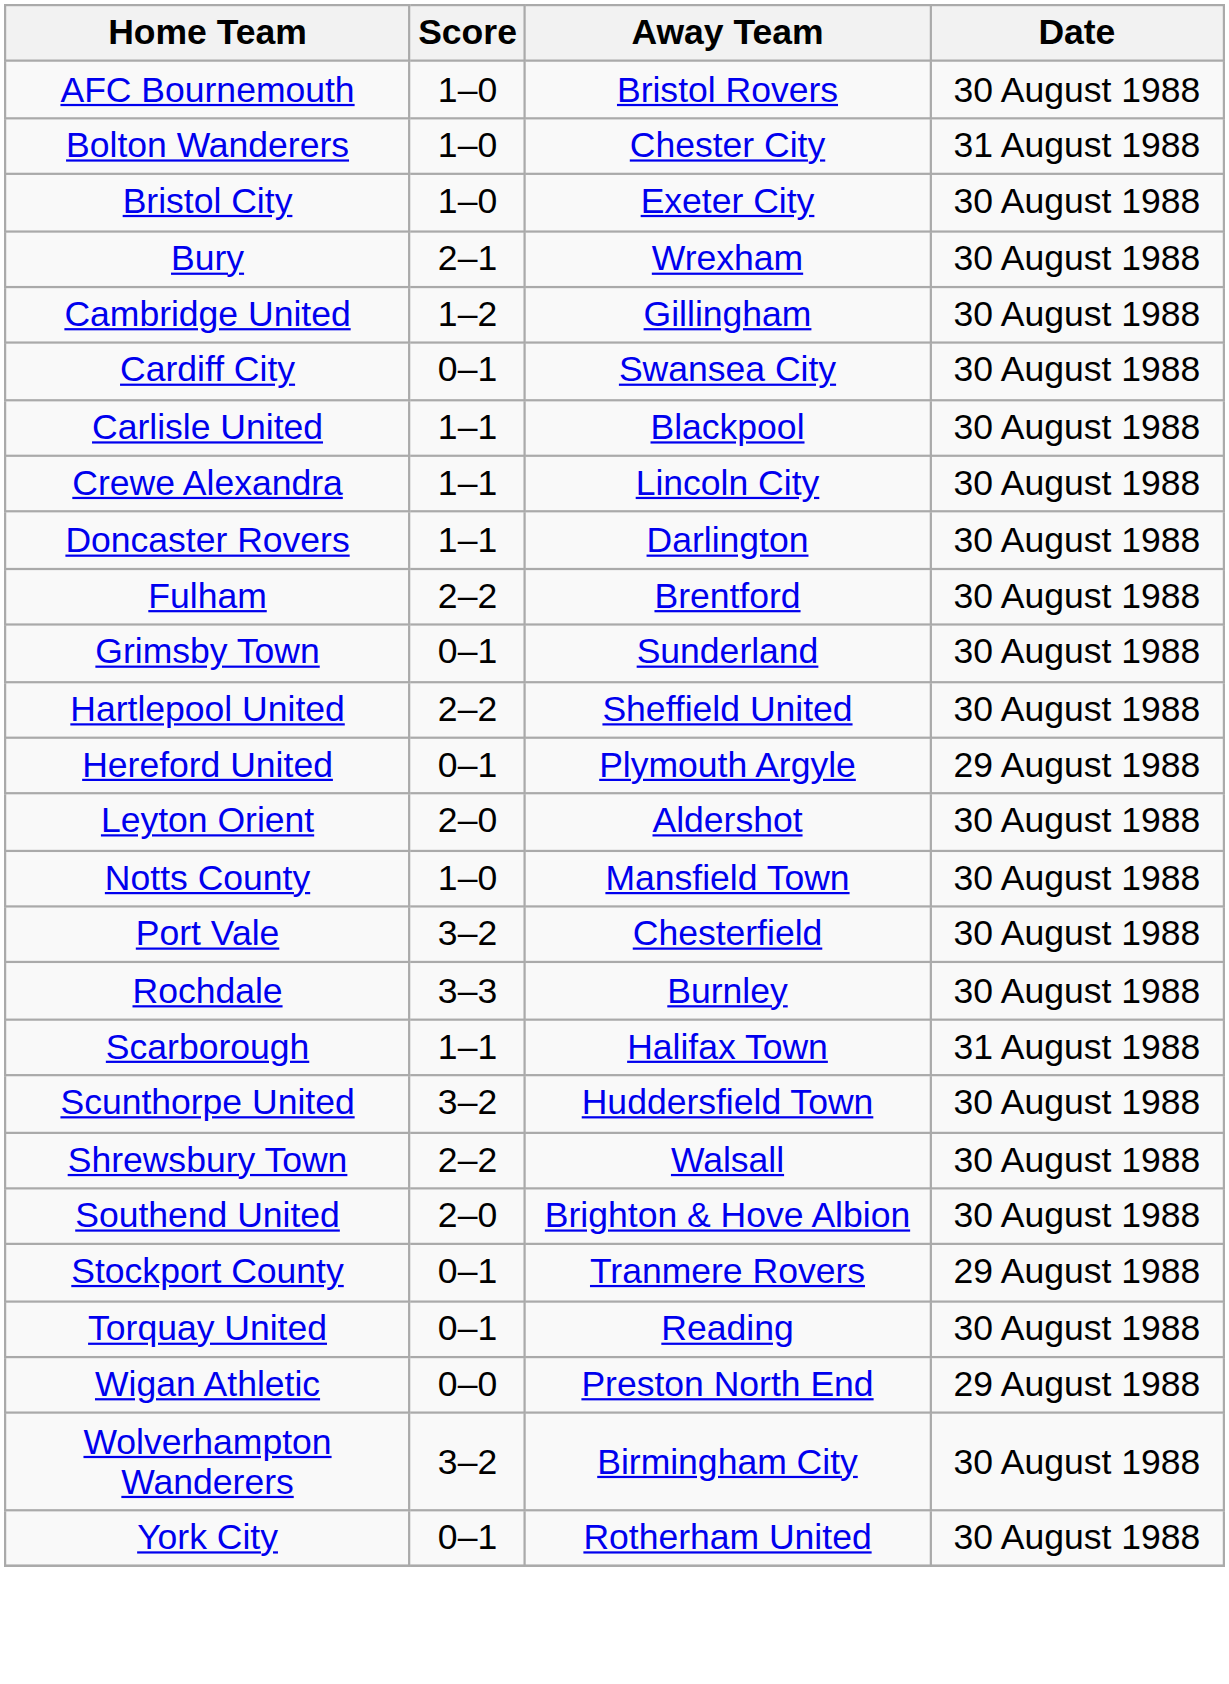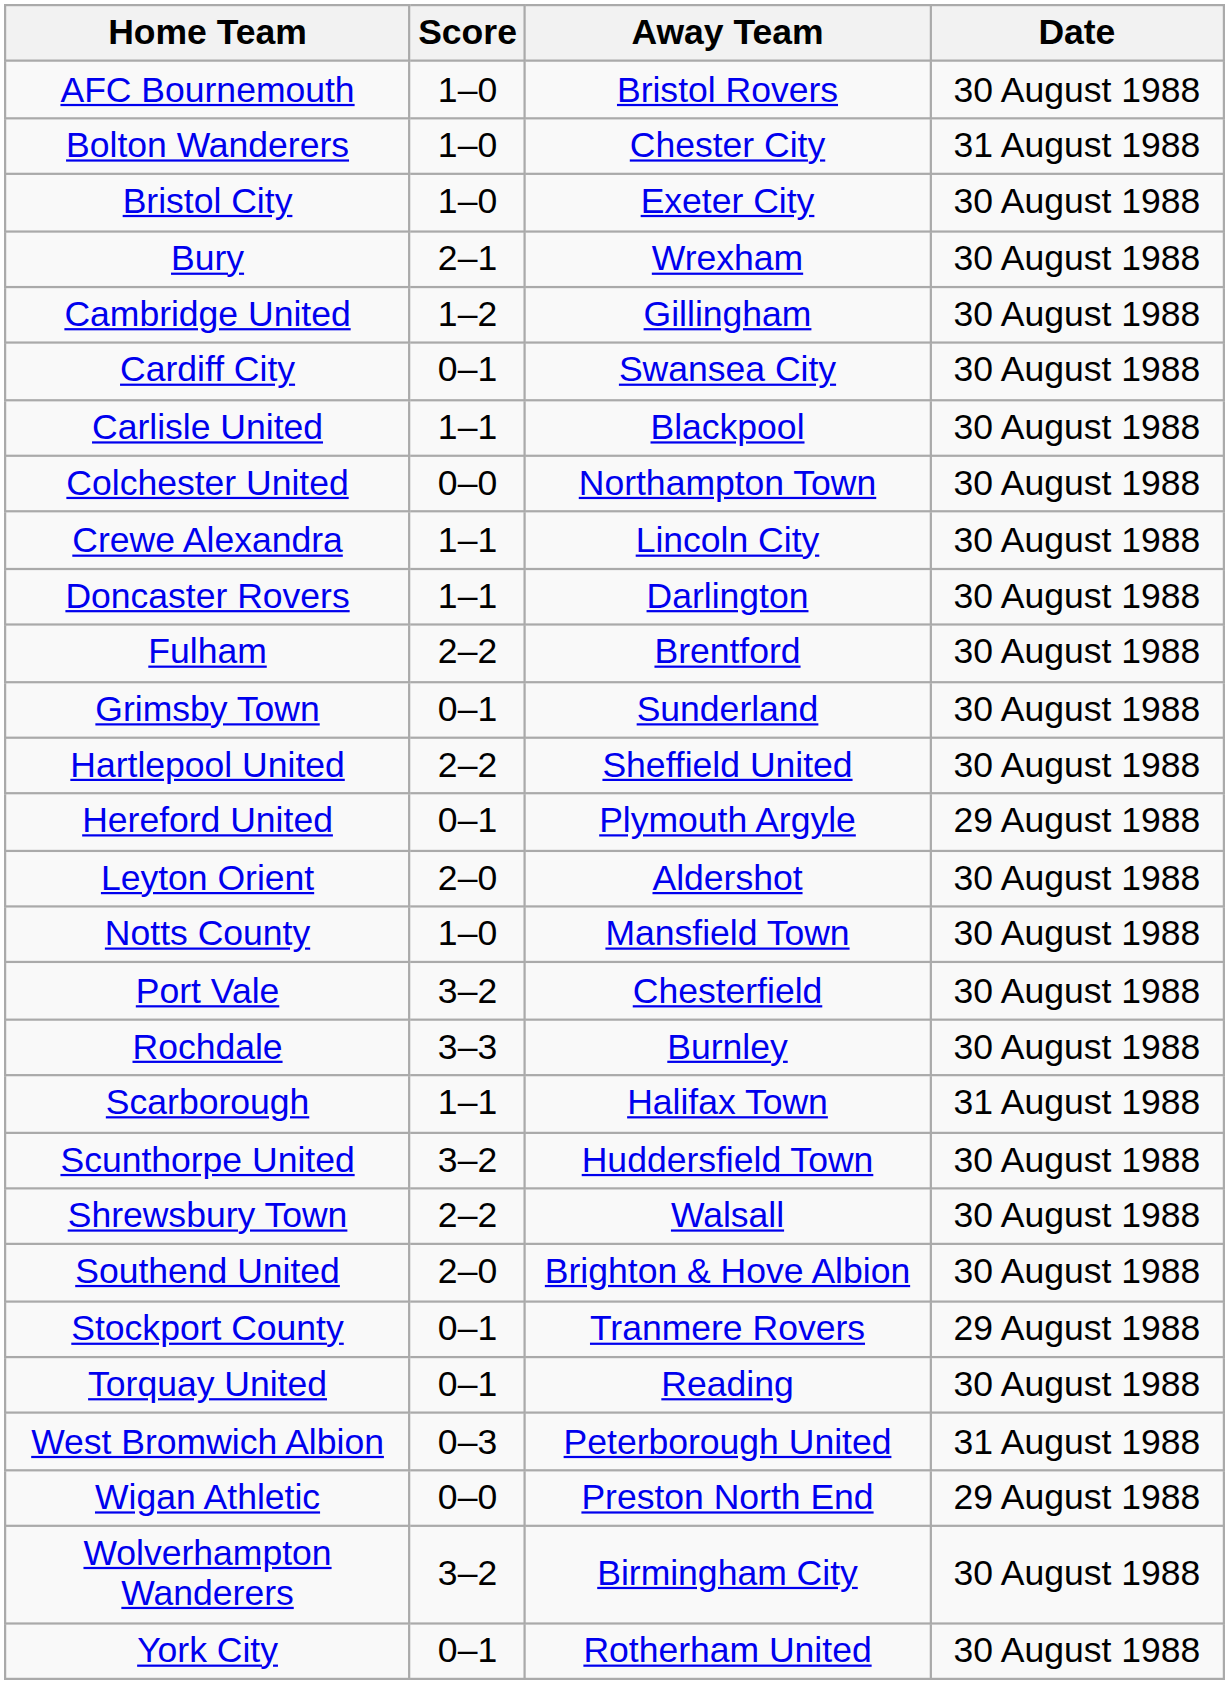+ row: (208, 483)
+ row: (208, 1440)
